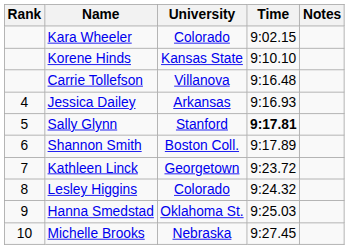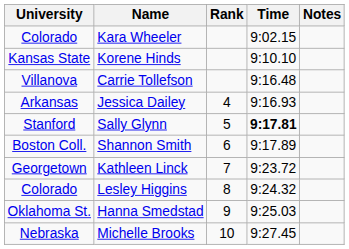columns swapped: (24, 15) <-> (202, 15)
